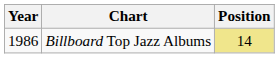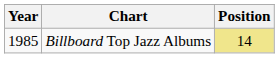(23, 40) 1986 -> (23, 40) 1985
